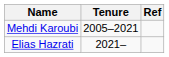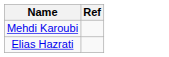- column: (111, 12)
